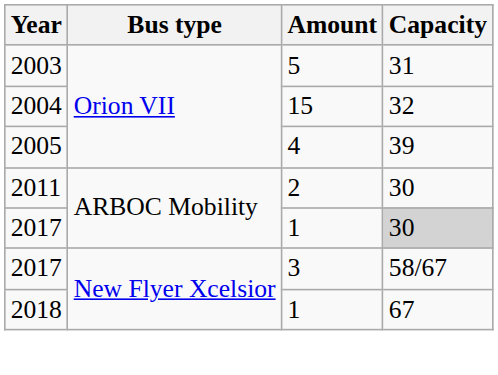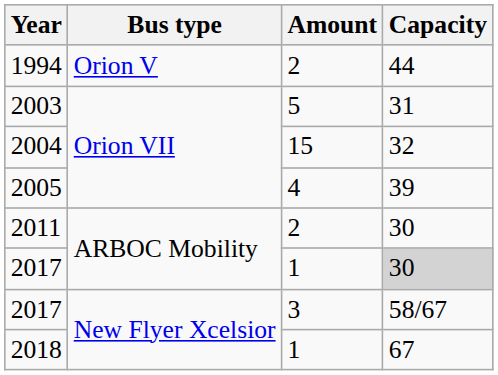+ row: (36, 65)
